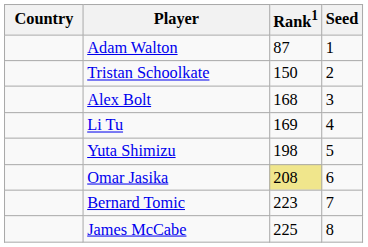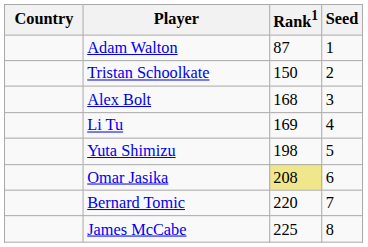(285, 203) 223 -> (285, 203) 220
